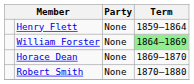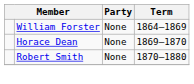- row: (47, 27)
(161, 42) lightgreen background -> (161, 27) no background
